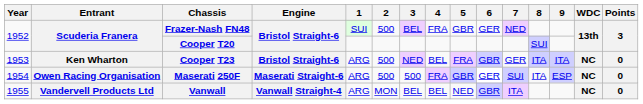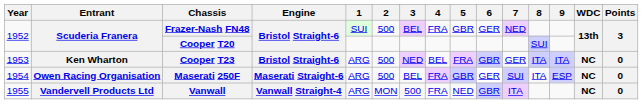(413, 75) 500 -> (413, 75) BEL
(413, 91) BEL -> (413, 91) 500
(438, 91) BEL -> (438, 91) FRA
